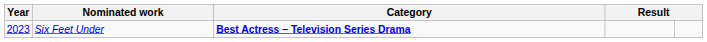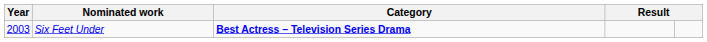(18, 29) 2023 -> (18, 29) 2003
